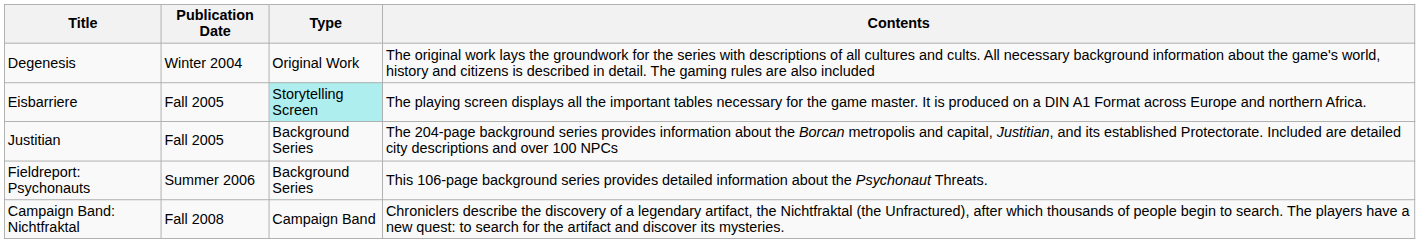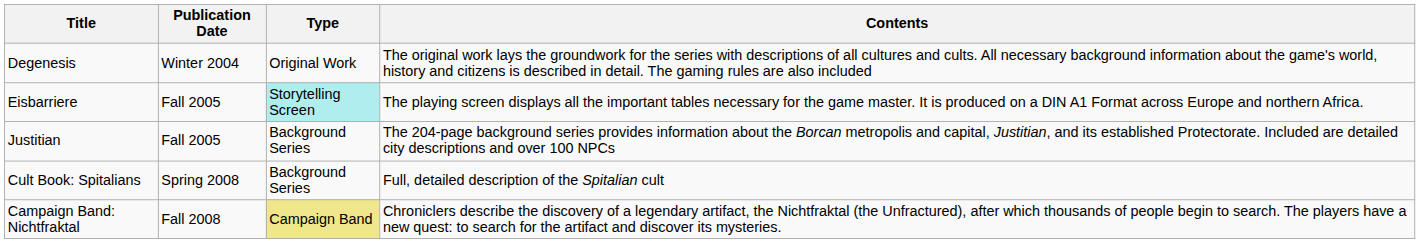- row: (49, 180)
+ row: (74, 180)
(324, 219) no background -> (321, 219) khaki background
